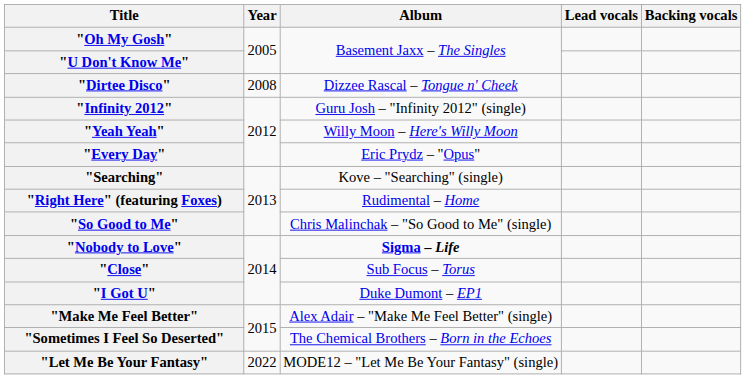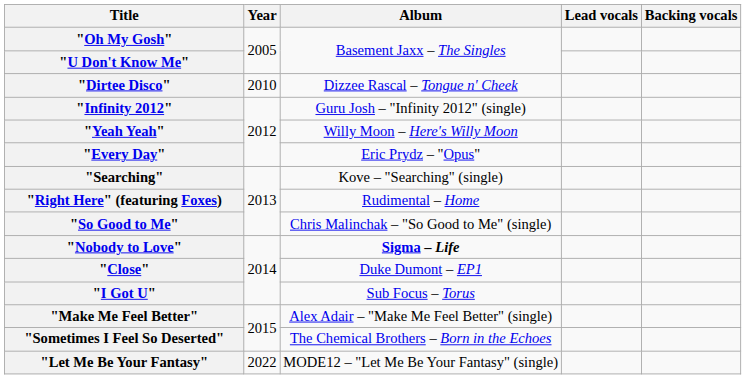(262, 85) 2008 -> (262, 85) 2010
(421, 270) Sub Focus – Torus -> (421, 270) Duke Dumont – EP1
(421, 293) Duke Dumont – EP1 -> (421, 293) Sub Focus – Torus
